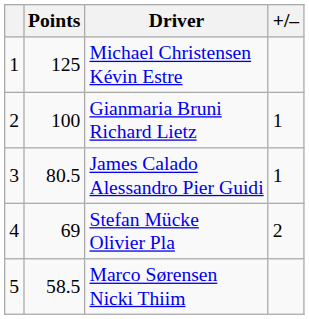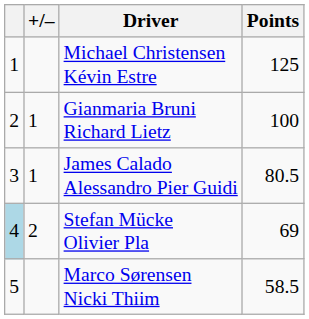columns swapped: (286, 20) <-> (54, 20)
(14, 231) no background -> (14, 231) lightblue background
